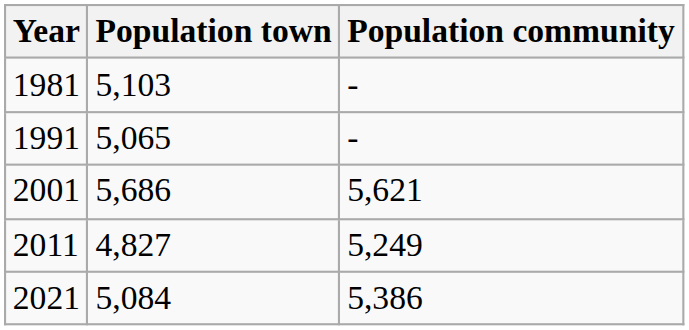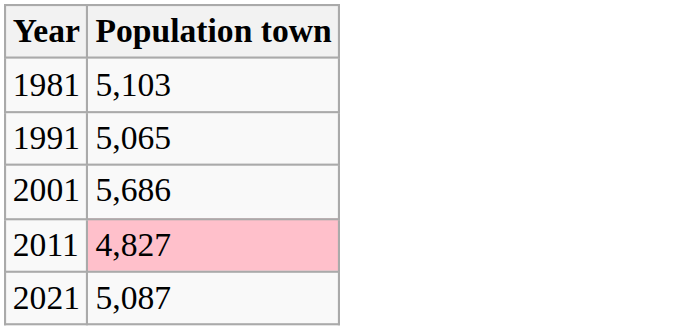- column: (511, 31)
(133, 244) no background -> (133, 244) pink background
(133, 297) 5,084 -> (133, 297) 5,087
